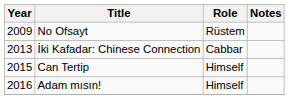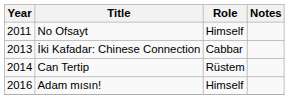(20, 31) 2009 -> (19, 31) 2011
(225, 31) Rüstem -> (225, 31) Himself
(20, 67) 2015 -> (20, 67) 2014
(225, 67) Himself -> (225, 67) Rüstem
